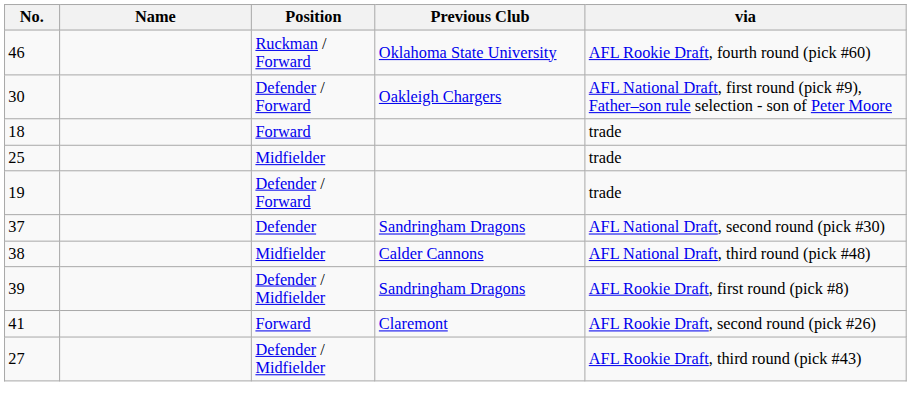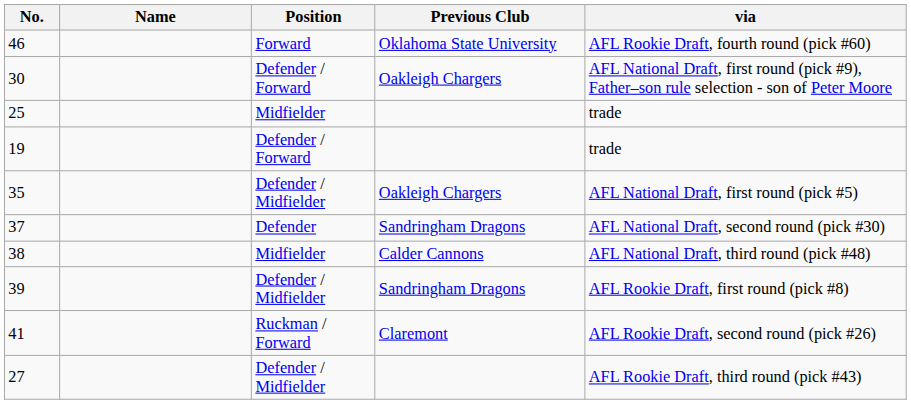(291, 52) Ruckman / Forward -> (283, 43) Forward
- row: (16, 131)
+ row: (16, 192)
(283, 323) Forward -> (291, 333) Ruckman / Forward
